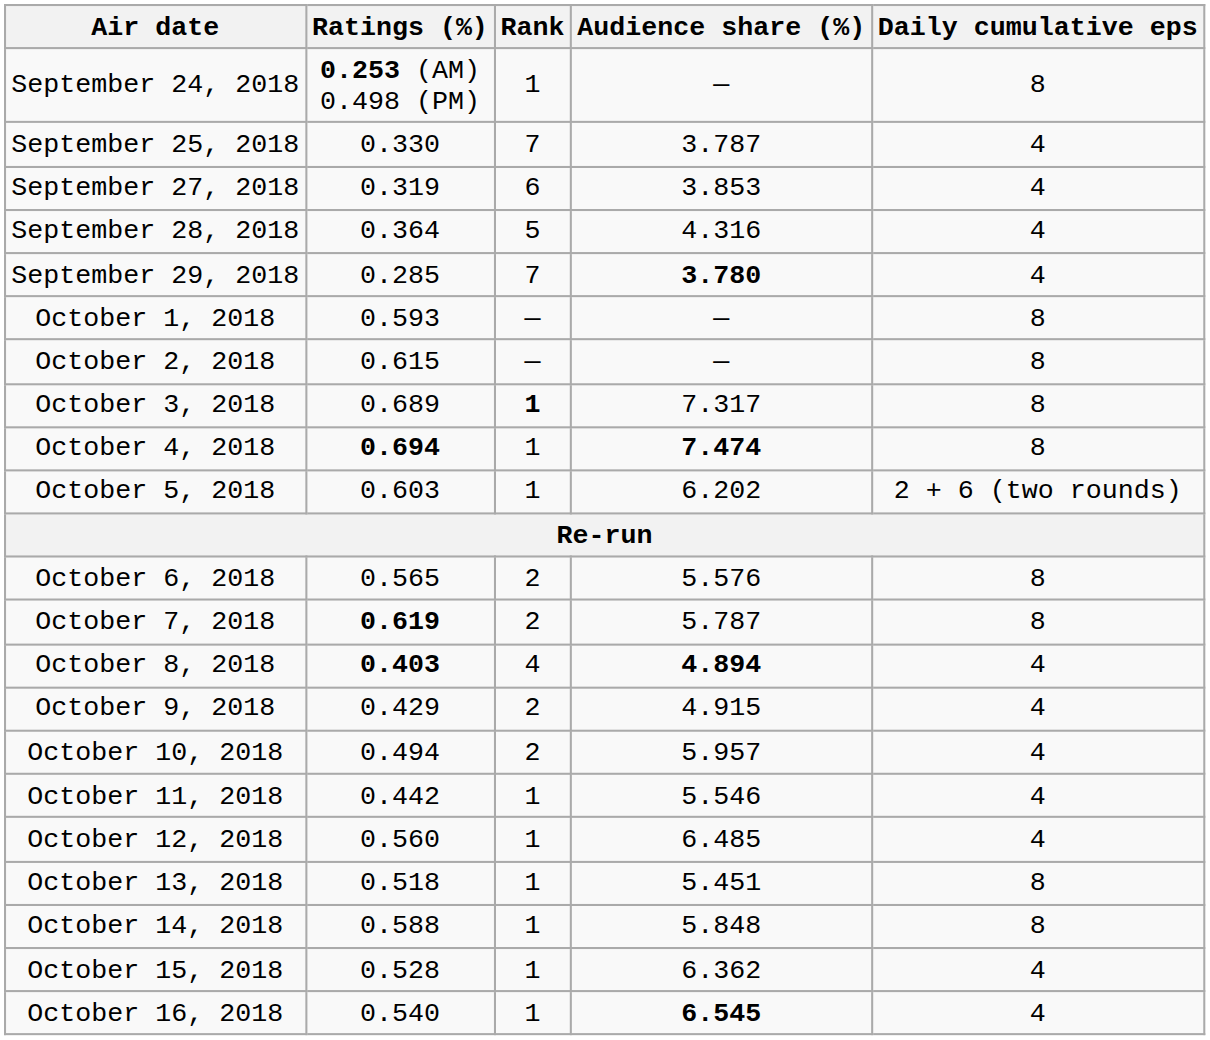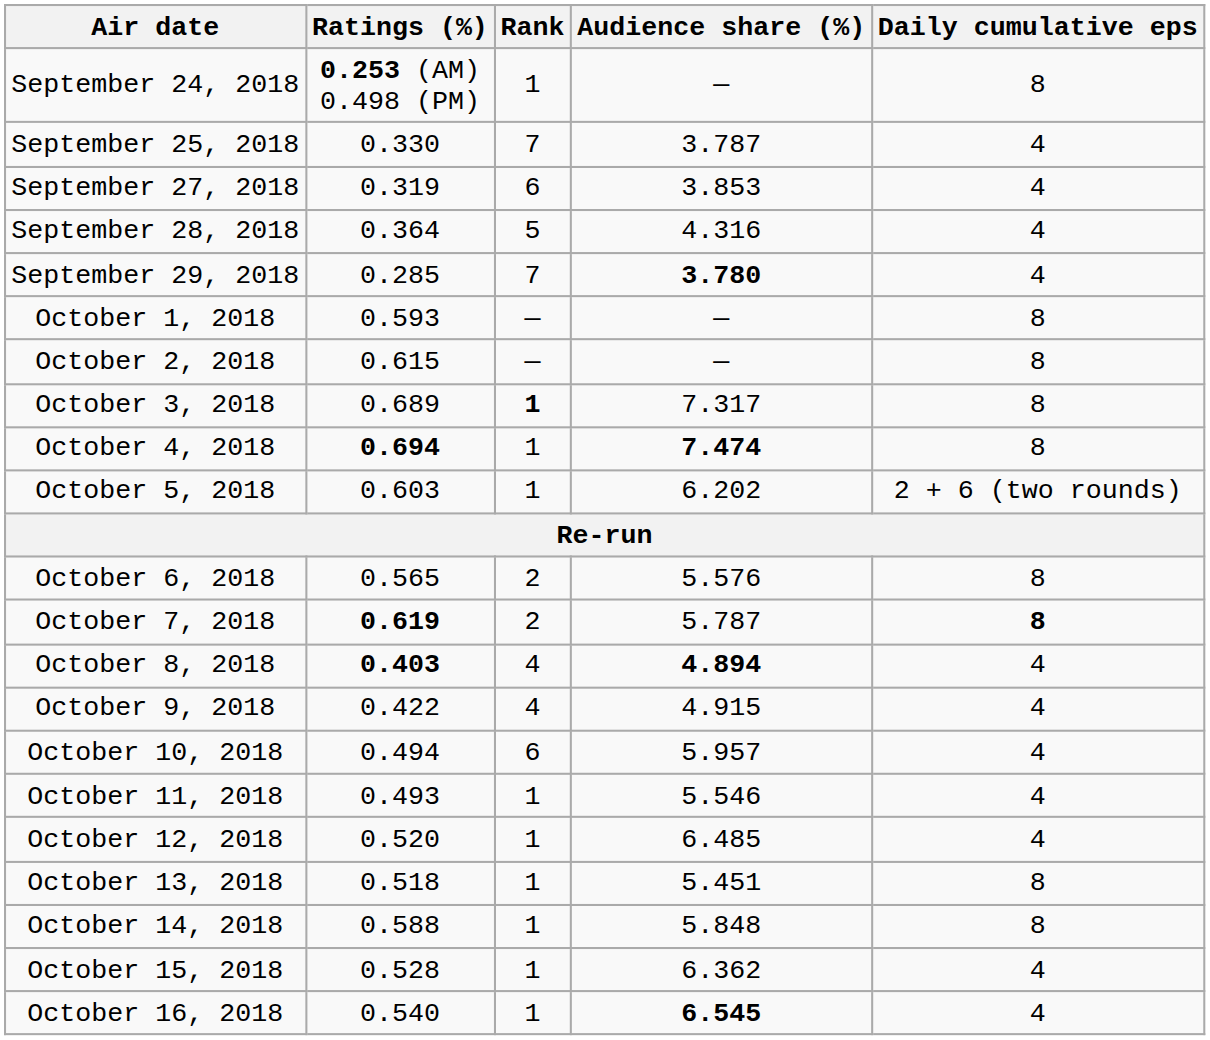(1038, 622) normal -> (1038, 622) bold
(400, 709) 0.429 -> (400, 709) 0.422
(533, 709) 2 -> (533, 709) 4
(533, 752) 2 -> (533, 752) 6
(400, 796) 0.442 -> (400, 796) 0.493
(400, 839) 0.560 -> (400, 839) 0.520
